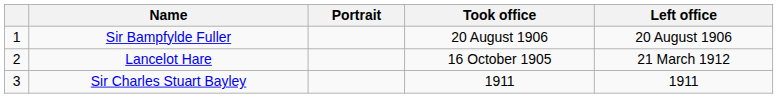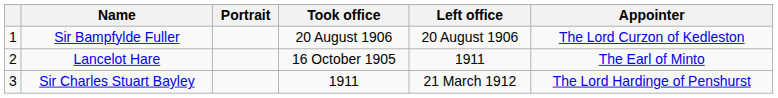+ column: (652, 15)
(684, 59) 21 March 1912 -> (470, 59) 1911
(684, 81) 1911 -> (470, 81) 21 March 1912
